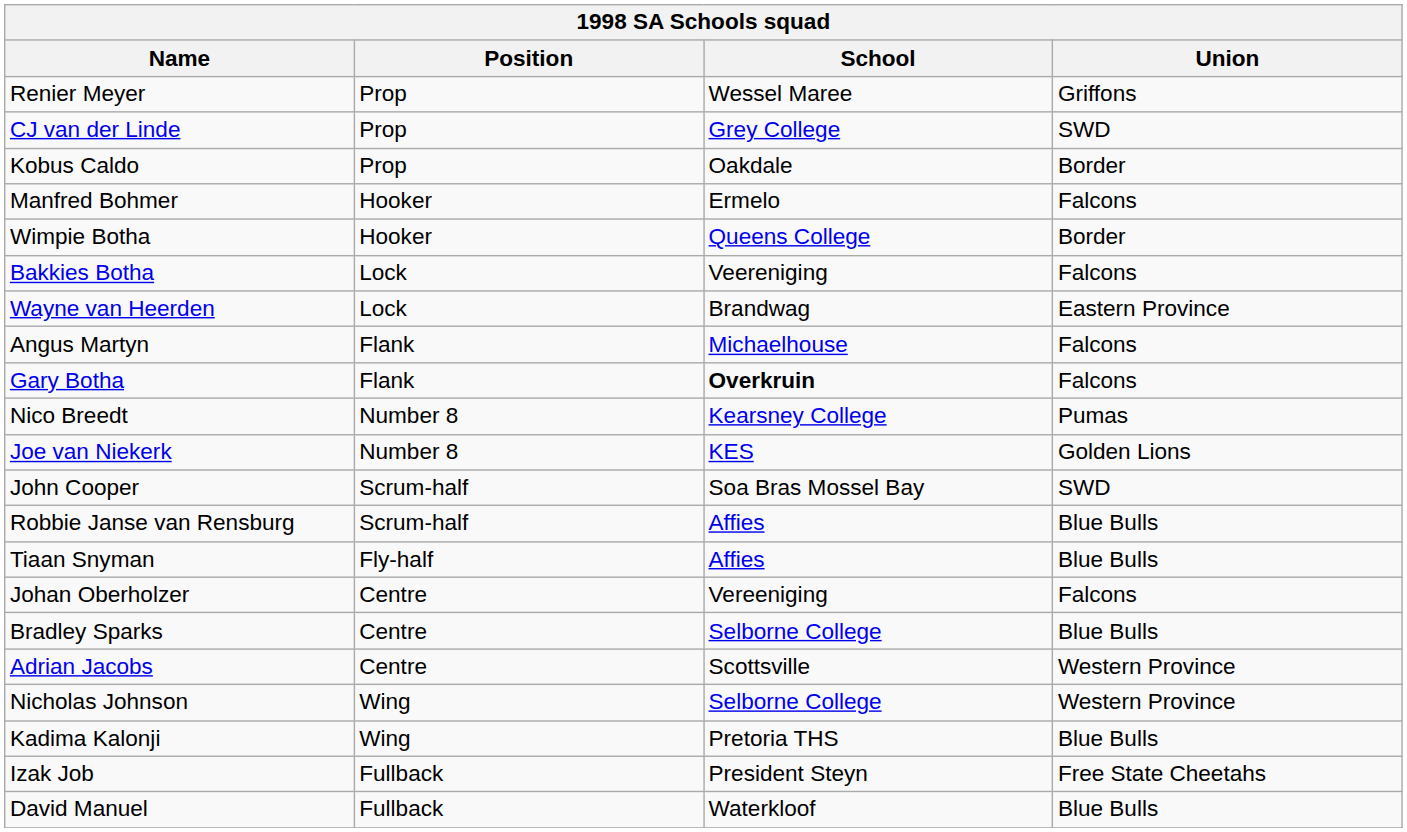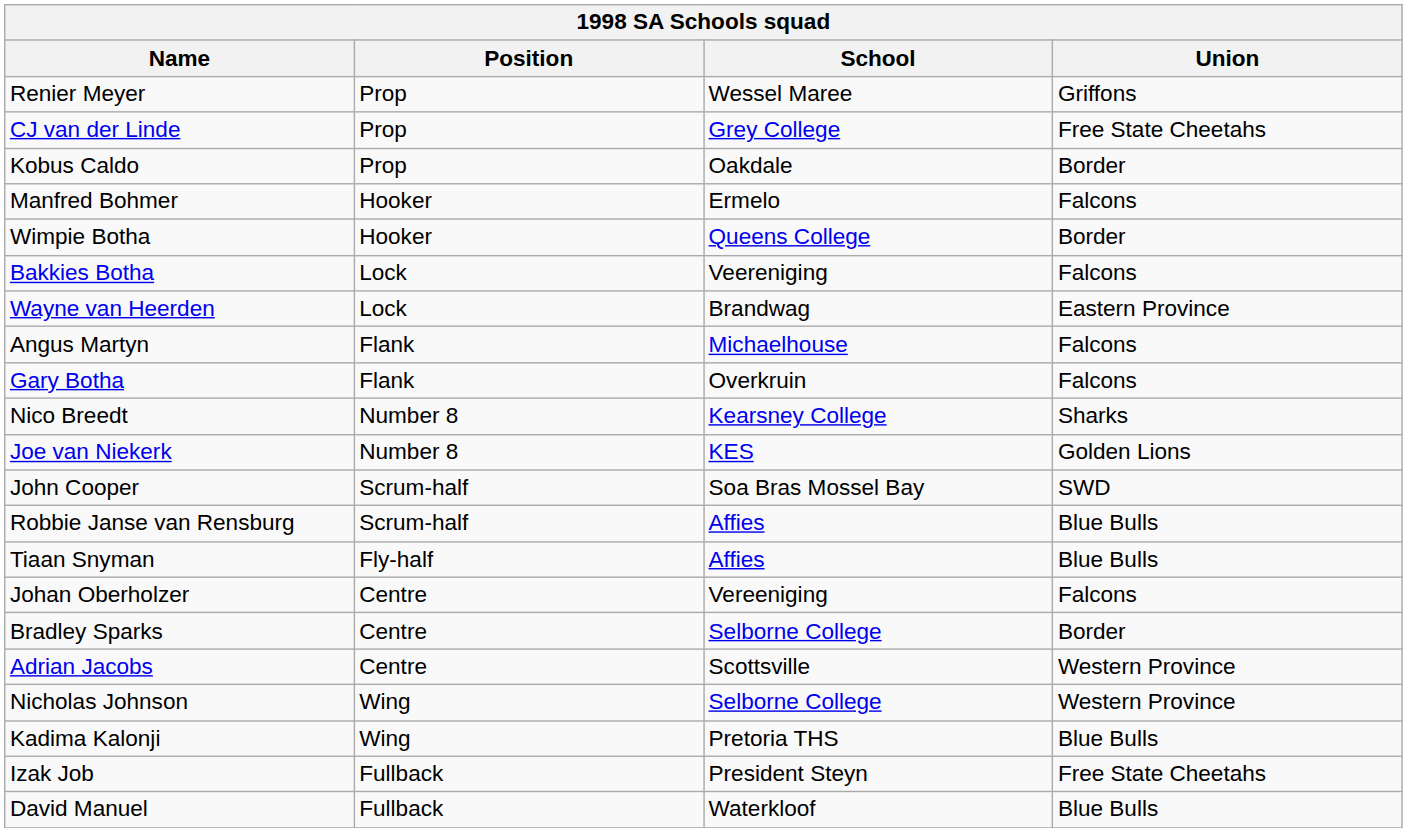(1084, 129) SWD -> (1162, 129) Free State Cheetahs
(762, 380) bold -> (757, 380) normal
(1093, 415) Pumas -> (1093, 415) Sharks
(1108, 630) Blue Bulls -> (1092, 630) Border
